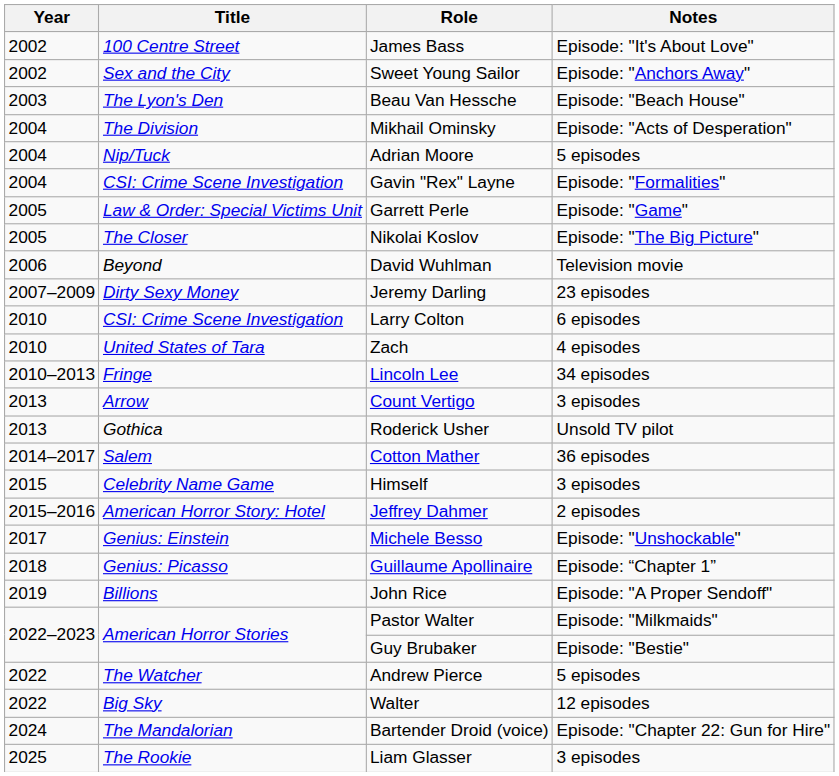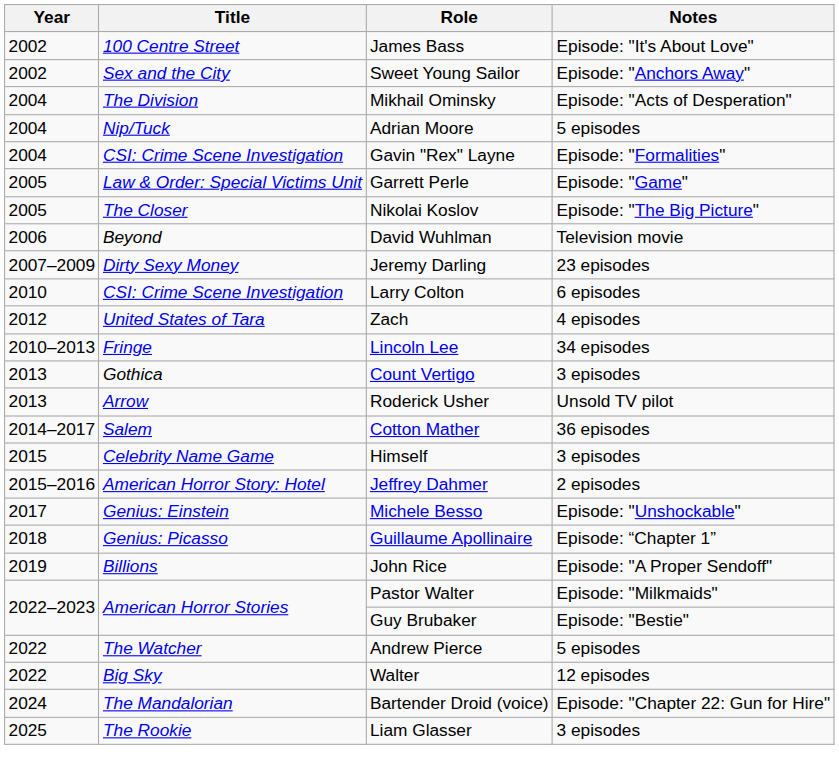- row: (443, 100)
(28, 347) 2010 -> (28, 319) 2012
(126, 401) Arrow -> (133, 374) Gothica
(133, 429) Gothica -> (126, 401) Arrow
